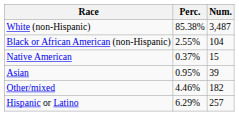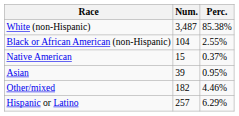columns swapped: (221, 12) <-> (190, 12)
